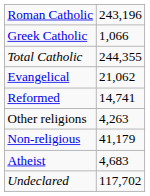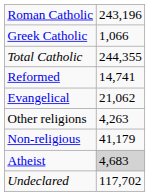rows swapped: (38, 77) <-> (34, 98)
(114, 160) no background -> (114, 160) lightgrey background
